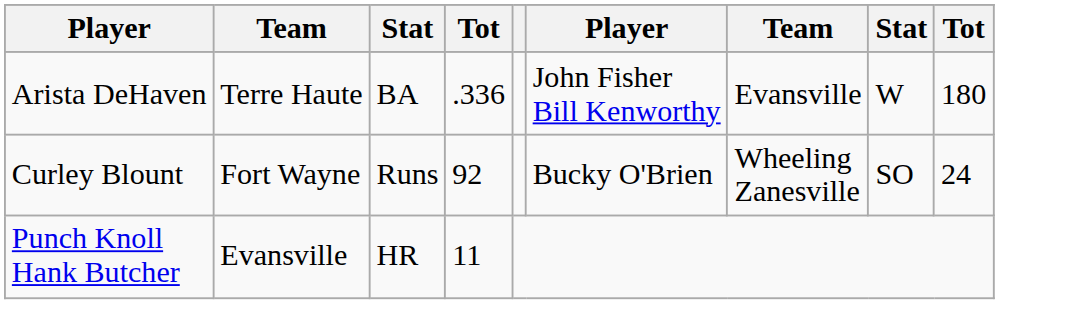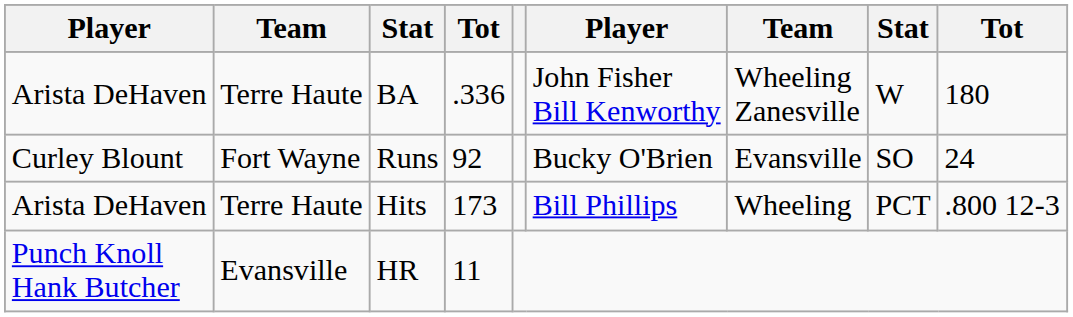(798, 92) Evansville -> (797, 92) Wheeling Zanesville
(797, 174) Wheeling Zanesville -> (798, 157) Evansville
+ row: (402, 205)
